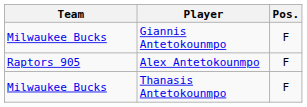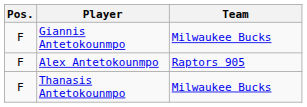columns swapped: (286, 13) <-> (71, 13)
